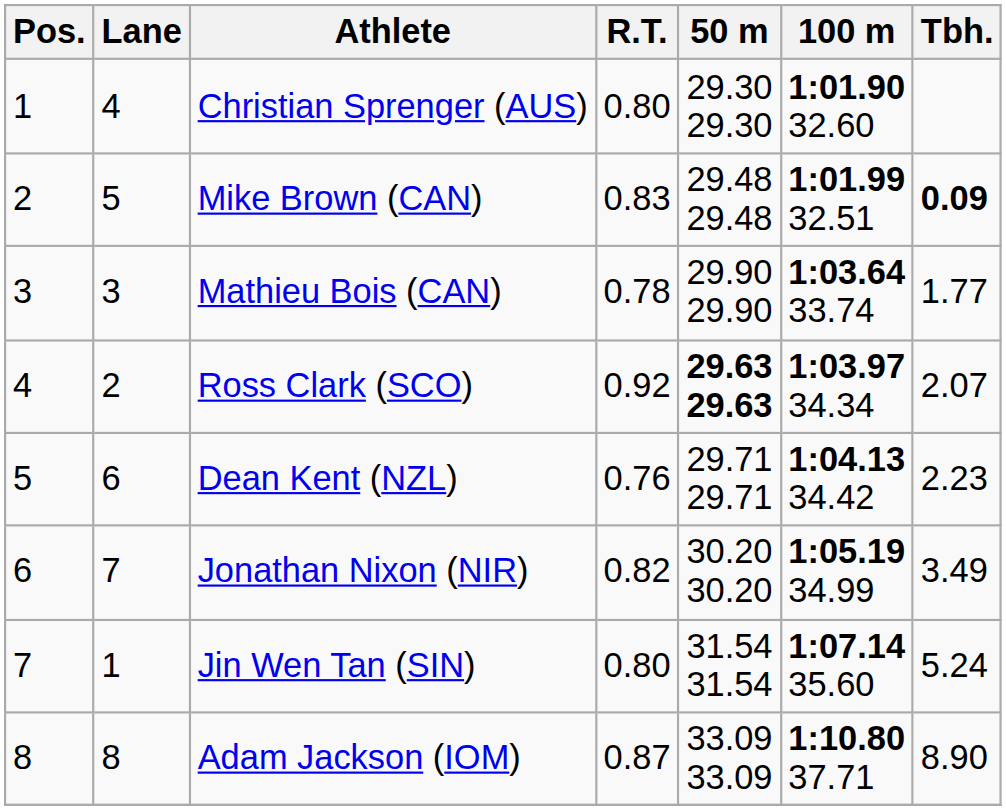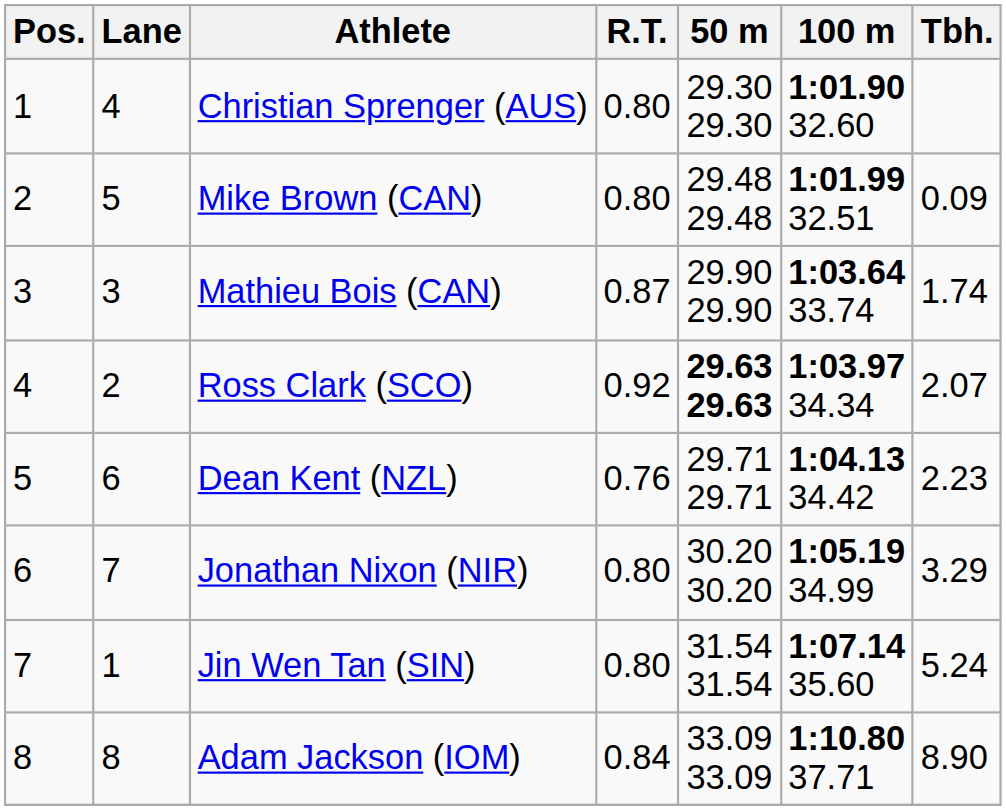(637, 198) 0.83 -> (637, 198) 0.80
(954, 198) bold -> (954, 198) normal
(637, 292) 0.78 -> (637, 292) 0.87
(954, 292) 1.77 -> (954, 292) 1.74
(637, 571) 0.82 -> (637, 571) 0.80
(954, 571) 3.49 -> (954, 571) 3.29
(637, 758) 0.87 -> (637, 758) 0.84
